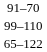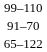rows swapped: (23, 8) <-> (23, 25)
